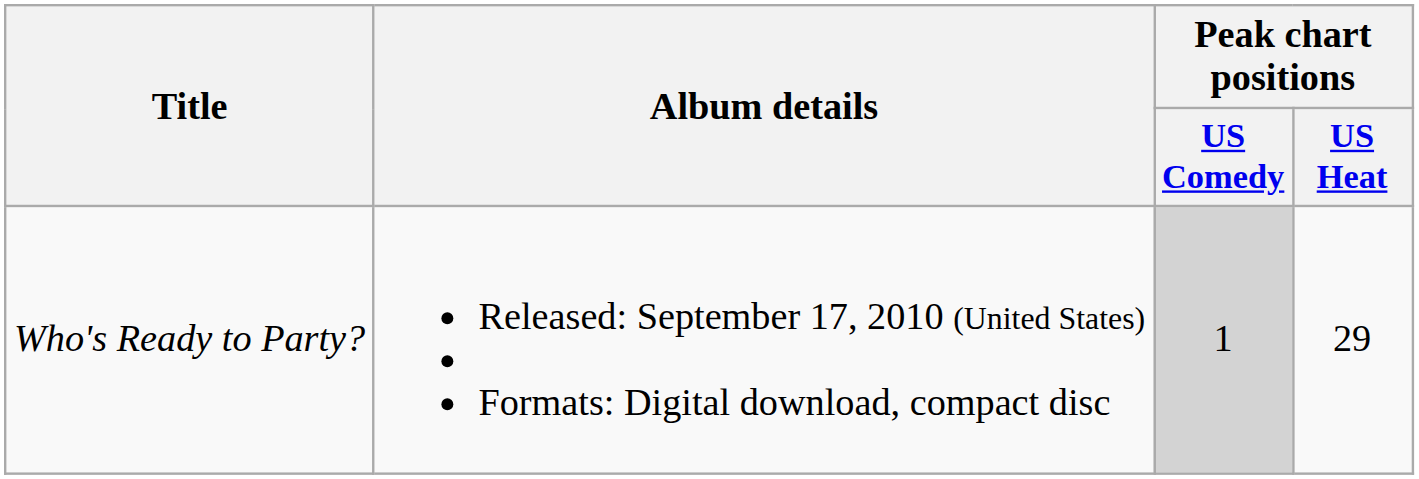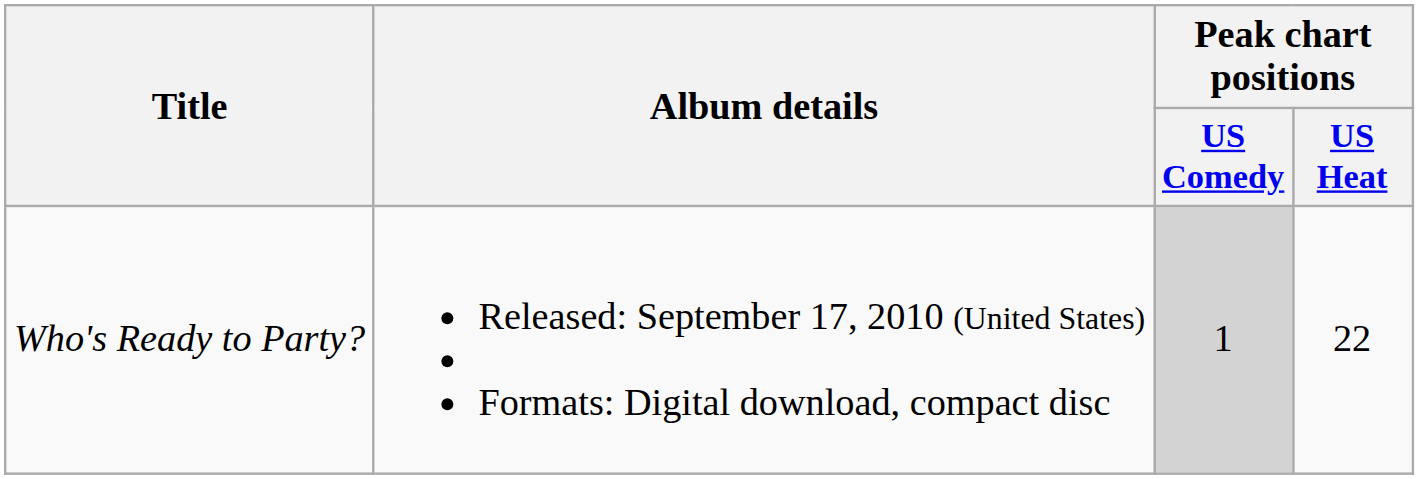(1352, 338) 29 -> (1352, 338) 22
